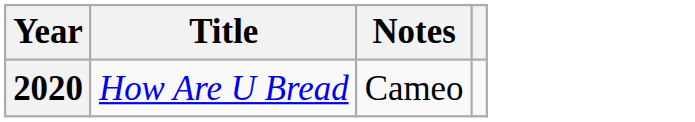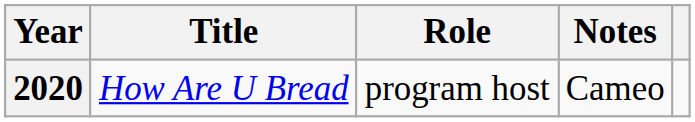+ column: (457, 32)
